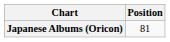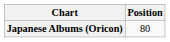(145, 28) 81 -> (145, 28) 80
